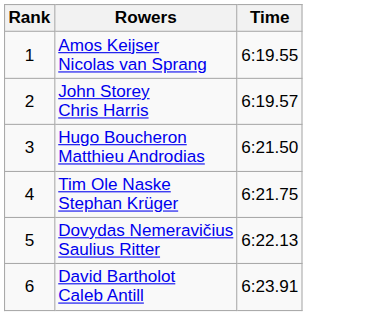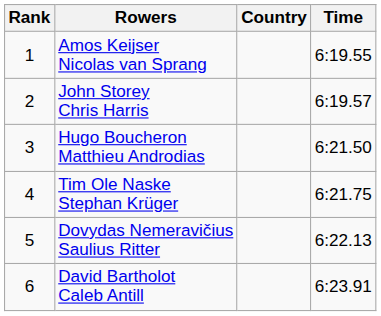+ column: (274, 18)
